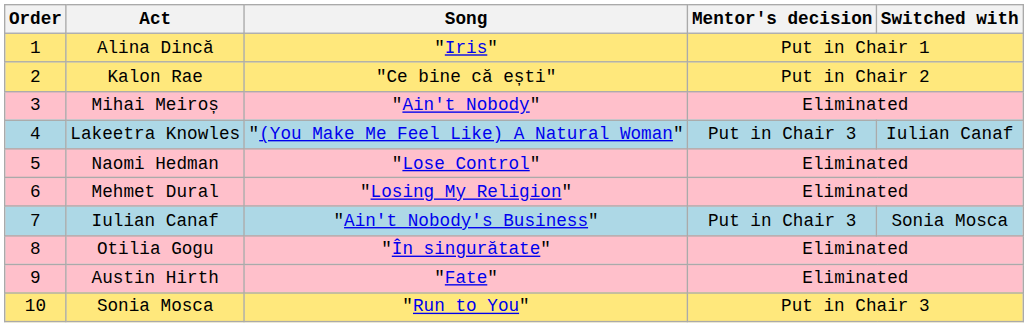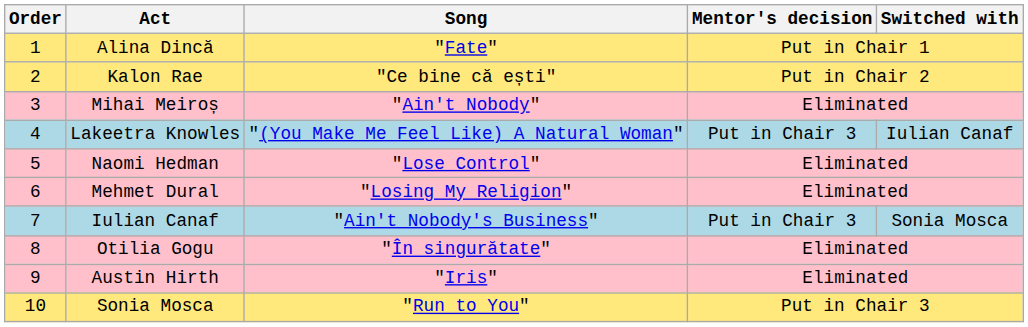(466, 48) "Iris" -> (466, 48) "Fate"
(466, 278) "Fate" -> (466, 278) "Iris"
